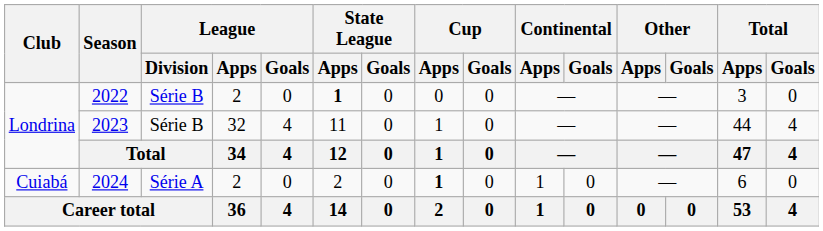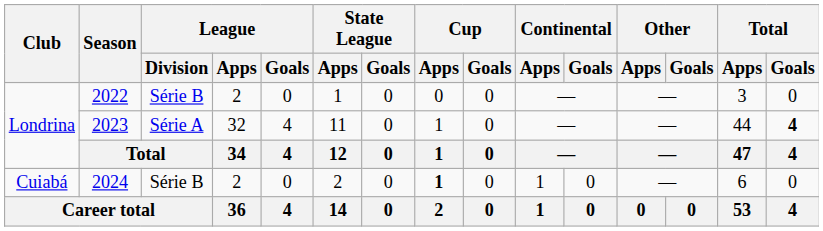(338, 96) bold -> (338, 96) normal
(177, 125) Série B -> (177, 125) Série A
(793, 125) normal -> (793, 125) bold
(177, 182) Série A -> (177, 182) Série B
